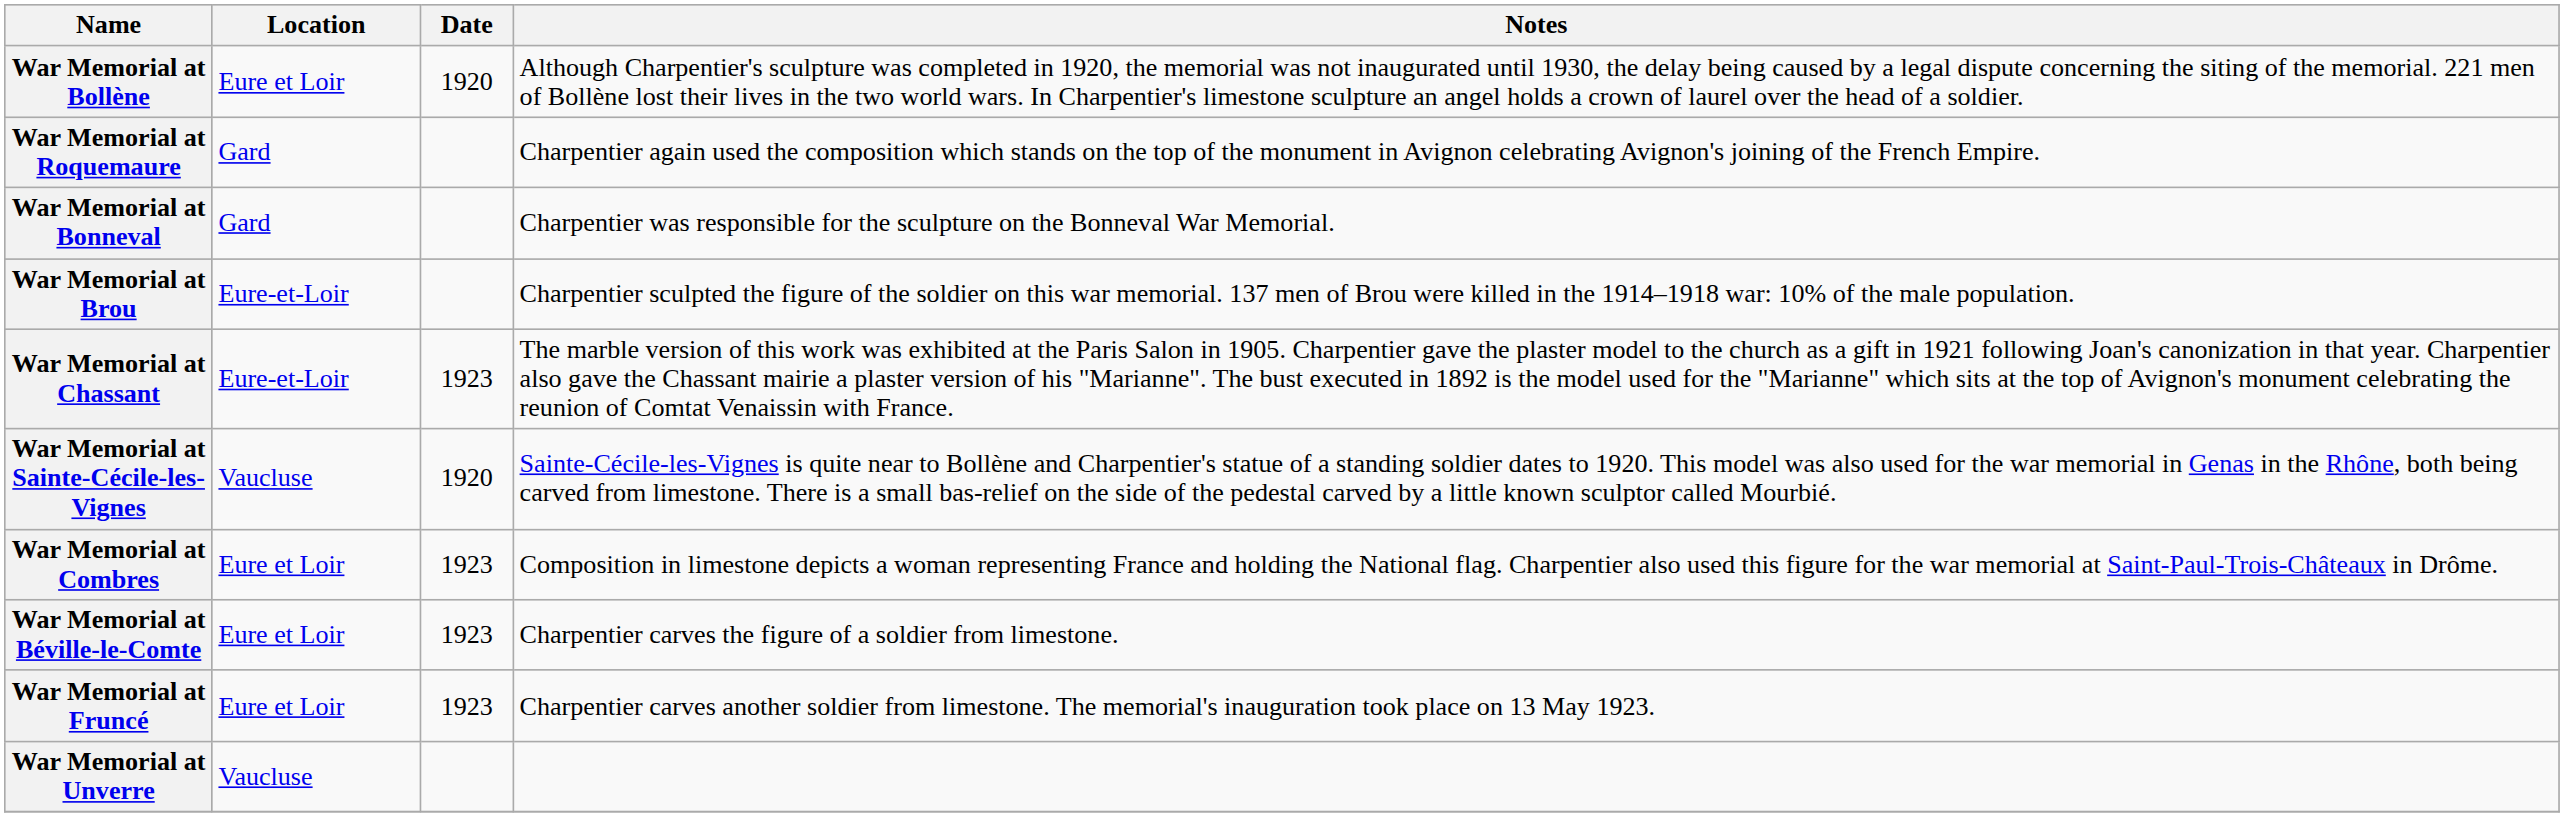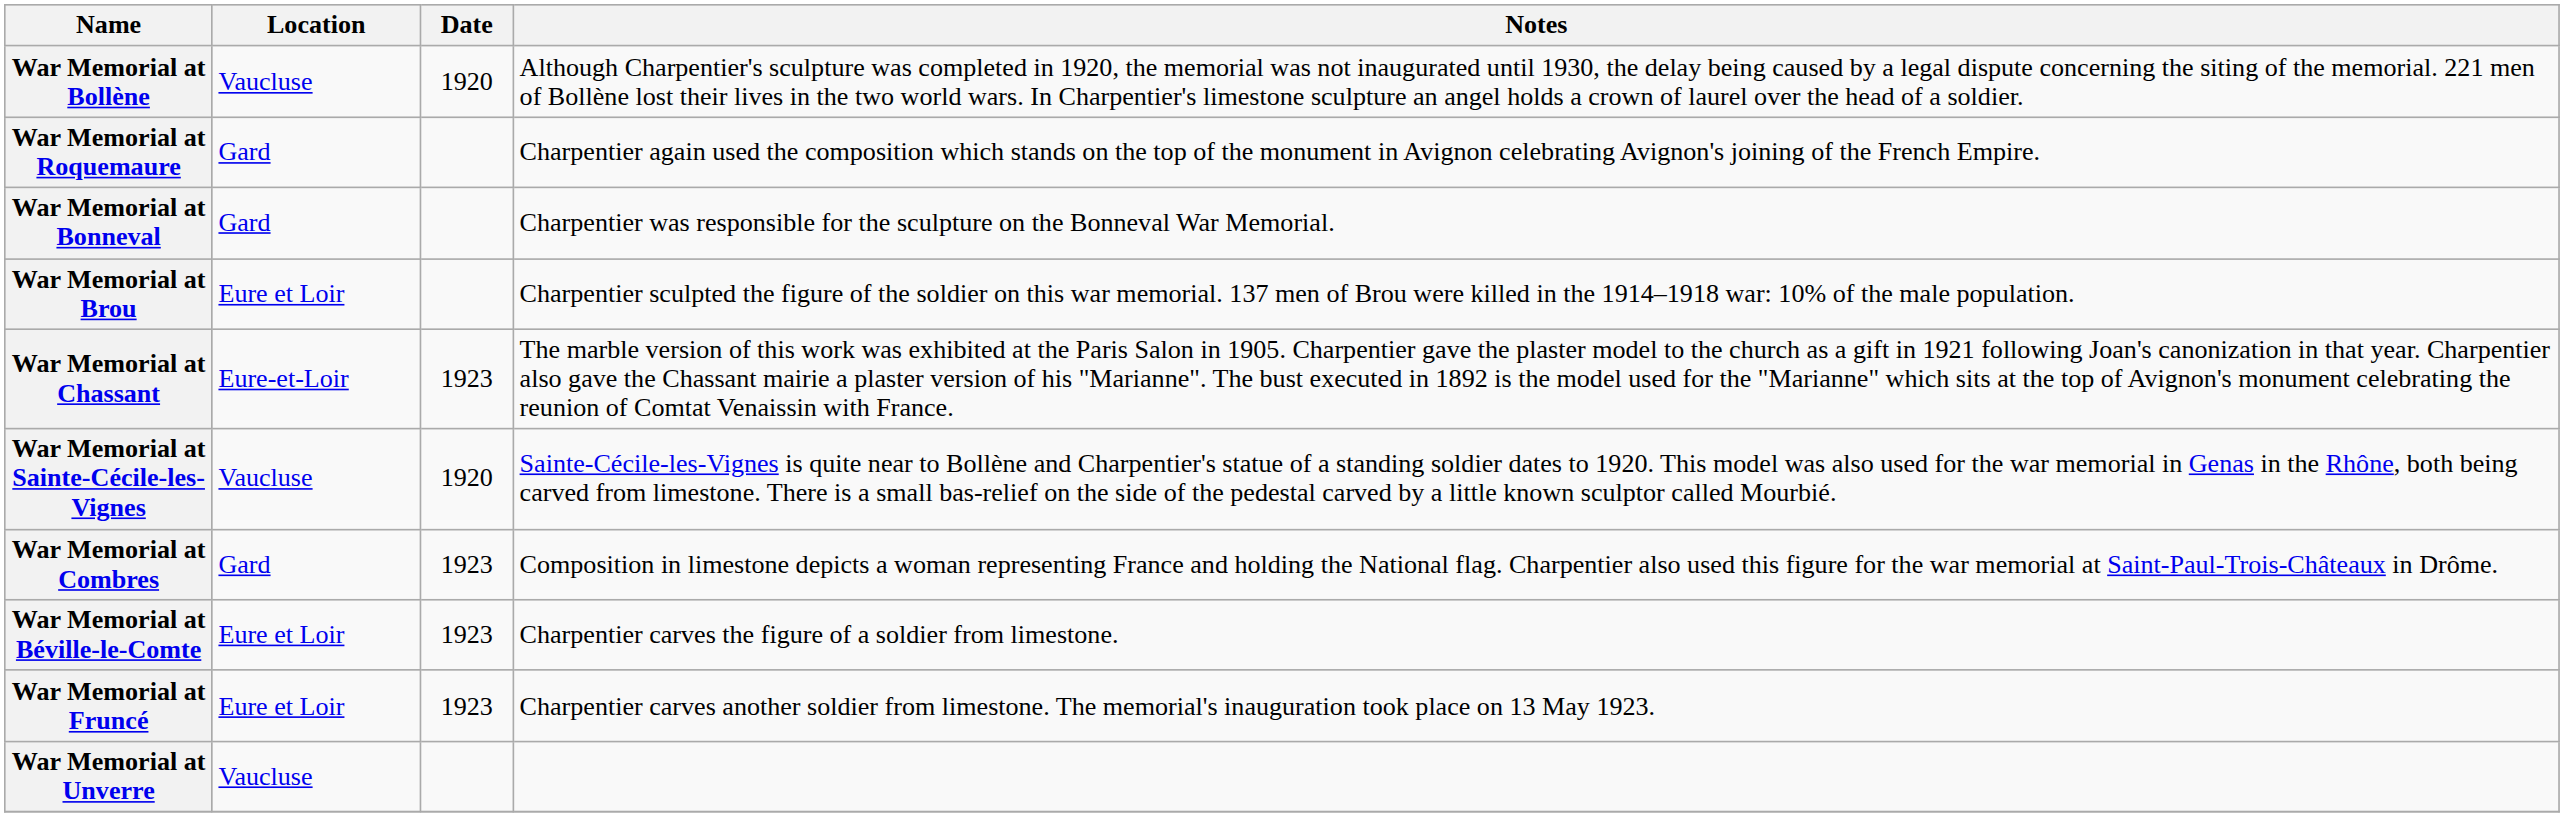(281, 81) Eure et Loir -> (266, 81) Vaucluse
(284, 293) Eure-et-Loir -> (281, 293) Eure et Loir
(281, 564) Eure et Loir -> (245, 564) Gard
